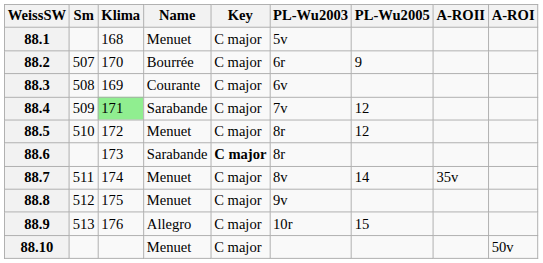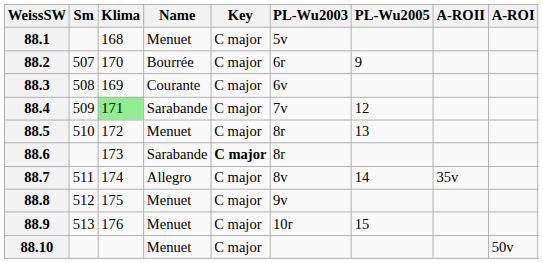(362, 131) 12 -> (362, 131) 13
(169, 177) Menuet -> (169, 177) Allegro
(169, 223) Allegro -> (169, 223) Menuet
